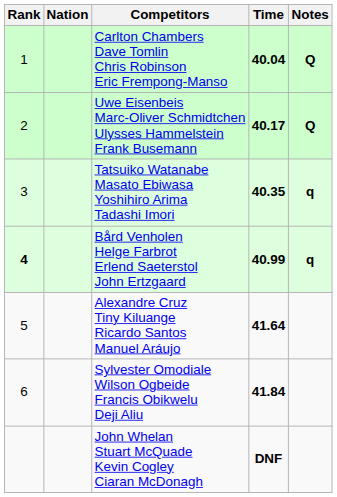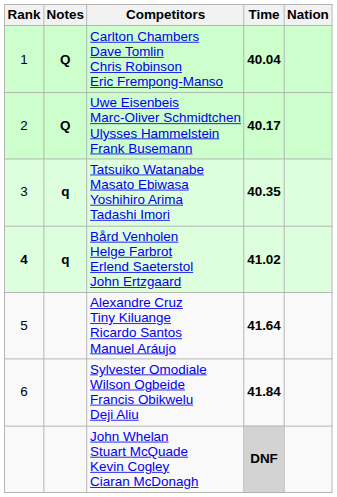columns swapped: (67, 15) <-> (310, 15)
(268, 259) 40.99 -> (264, 259) 41.02
(268, 459) no background -> (264, 459) lightgrey background
